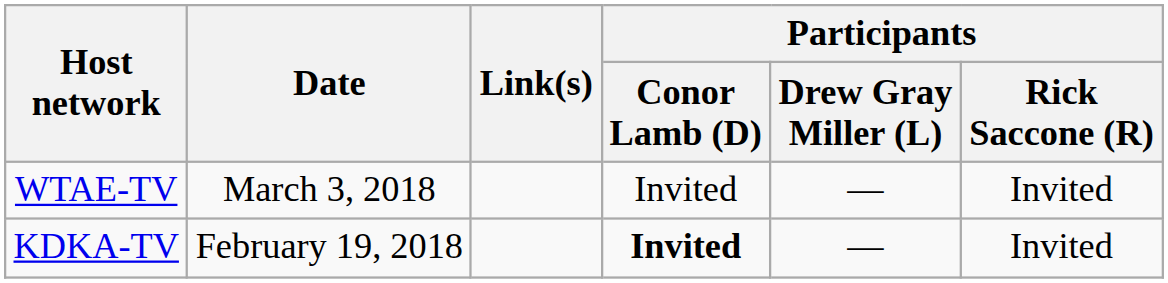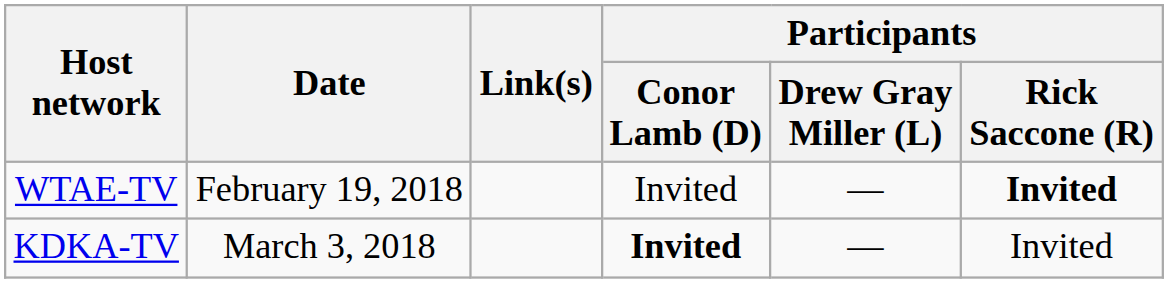(329, 189) March 3, 2018 -> (329, 189) February 19, 2018
(1061, 189) normal -> (1061, 189) bold
(329, 246) February 19, 2018 -> (329, 246) March 3, 2018
